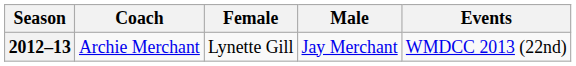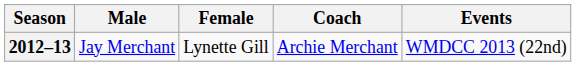columns swapped: (350, 18) <-> (139, 18)
